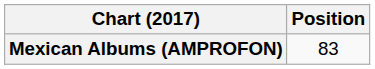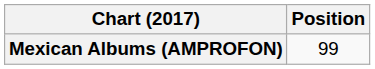(328, 49) 83 -> (328, 49) 99
